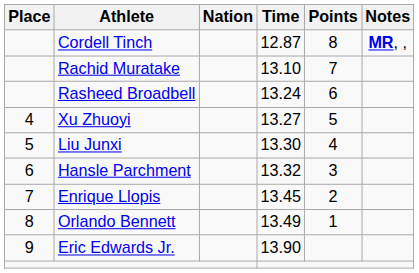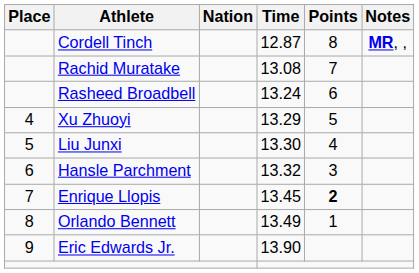(281, 68) 13.10 -> (281, 68) 13.08
(281, 119) 13.27 -> (281, 119) 13.29
(333, 196) normal -> (333, 196) bold
